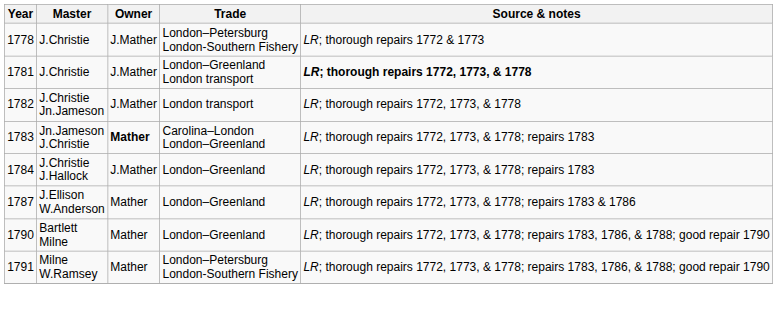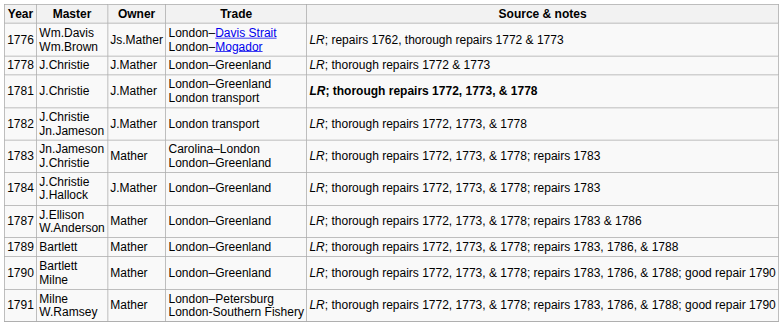+ row: (20, 39)
(230, 39) London–Petersburg London-Southern Fishery -> (220, 65) London–Greenland
(130, 137) bold -> (129, 156) normal
+ row: (20, 247)
